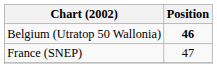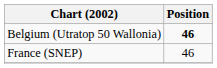(188, 53) 47 -> (188, 53) 46
